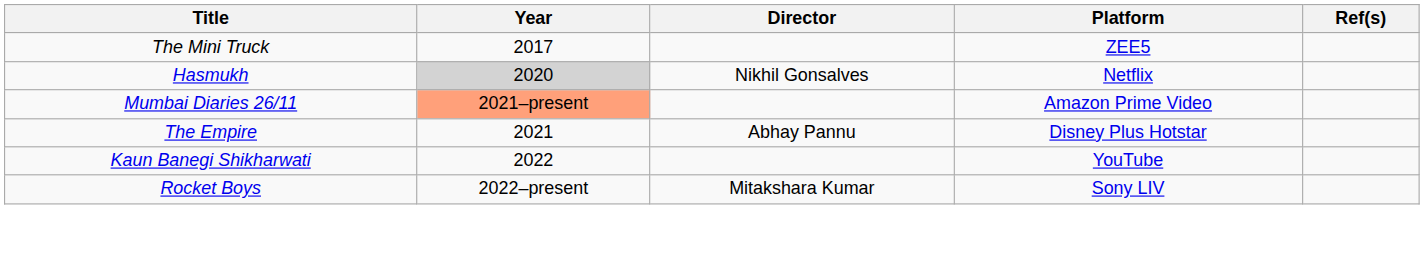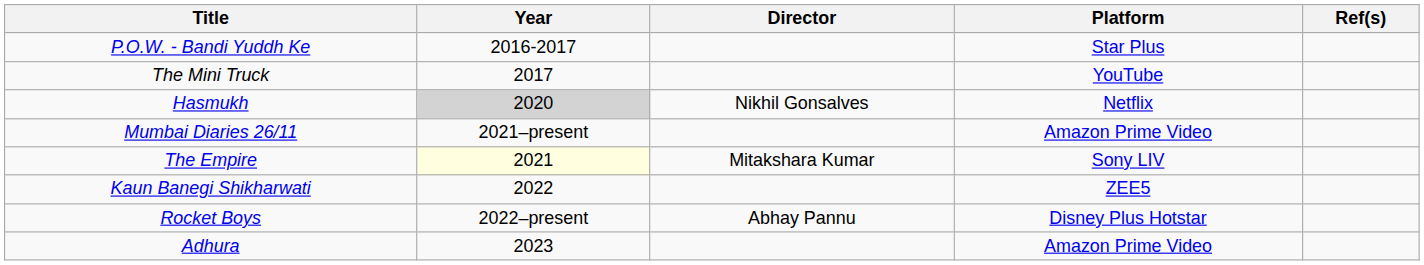+ row: (211, 47)
(1128, 47) ZEE5 -> (1128, 75) YouTube
(533, 103) lightsalmon background -> (533, 132) no background
(533, 132) no background -> (533, 160) lightyellow background
(802, 132) Abhay Pannu -> (802, 160) Mitakshara Kumar
(1128, 132) Disney Plus Hotstar -> (1128, 160) Sony LIV
(1128, 160) YouTube -> (1128, 189) ZEE5
(802, 189) Mitakshara Kumar -> (802, 217) Abhay Pannu
(1128, 189) Sony LIV -> (1128, 217) Disney Plus Hotstar
+ row: (211, 246)
